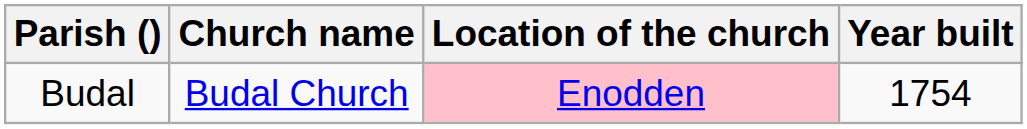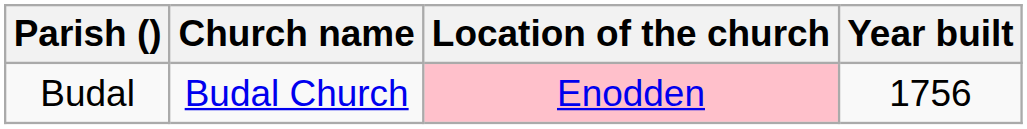(930, 92) 1754 -> (930, 92) 1756
